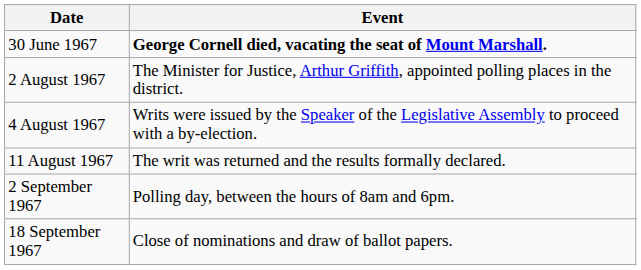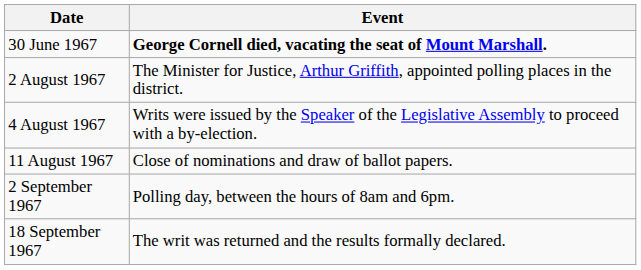(319, 160) The writ was returned and the results formally declared. -> (293, 160) Close of nominations and draw of ballot papers.
(293, 241) Close of nominations and draw of ballot papers. -> (319, 241) The writ was returned and the results formally declared.
